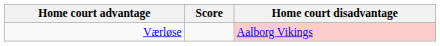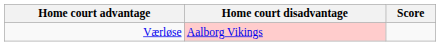columns swapped: (209, 13) <-> (335, 13)
